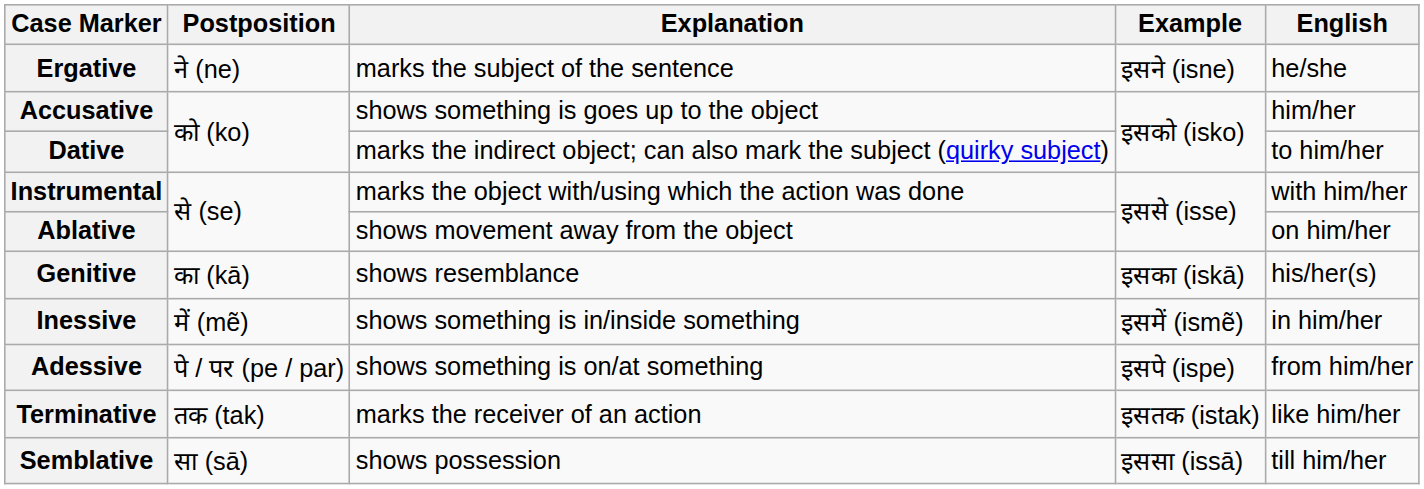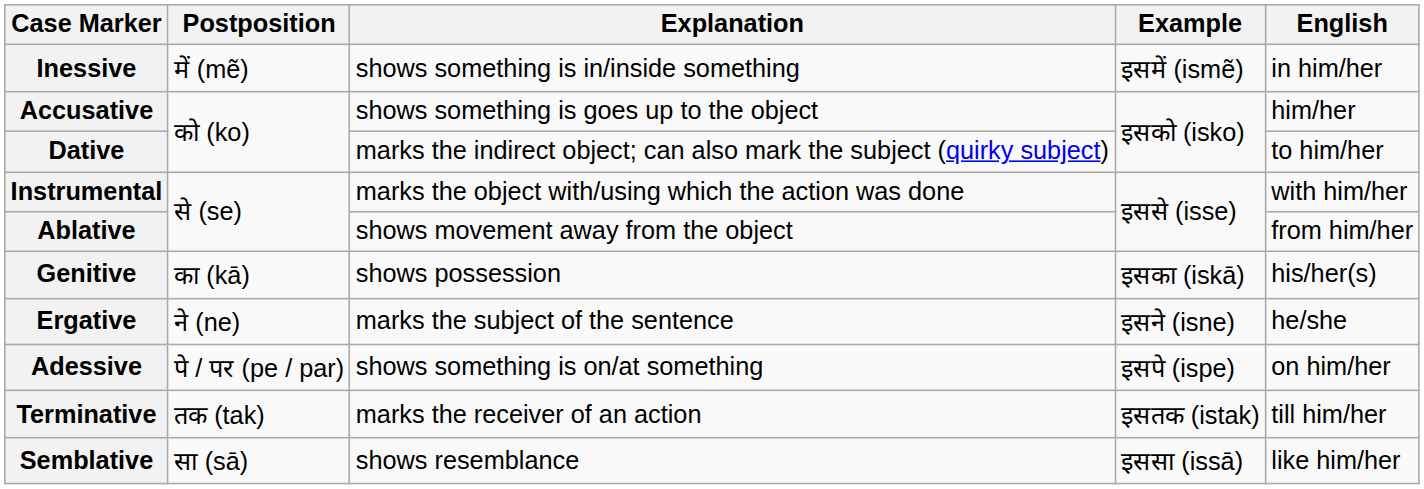rows swapped: (86, 67) <-> (86, 320)
(1331, 231) on him/her -> (1342, 231) from him/her
(468, 274) shows resemblance -> (458, 274) shows possession
(1342, 367) from him/her -> (1331, 367) on him/her
(1336, 413) like him/her -> (1329, 413) till him/her
(458, 460) shows possession -> (468, 460) shows resemblance
(1329, 460) till him/her -> (1336, 460) like him/her
